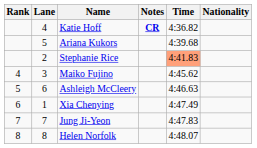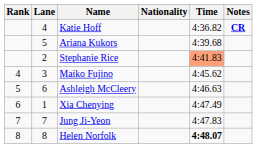columns swapped: (226, 12) <-> (152, 12)
(183, 136) normal -> (207, 136) bold
